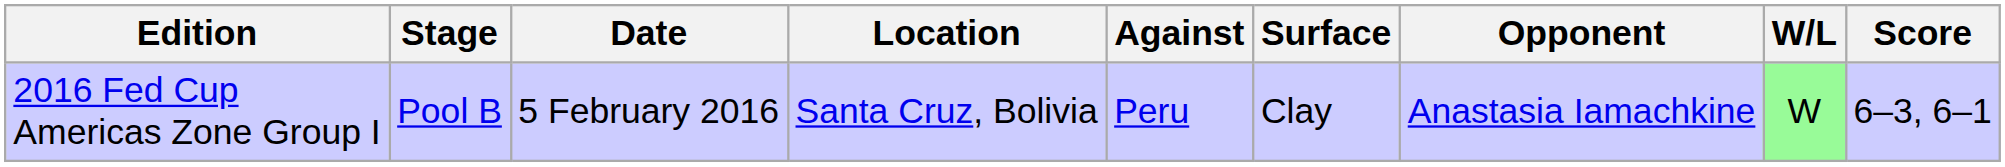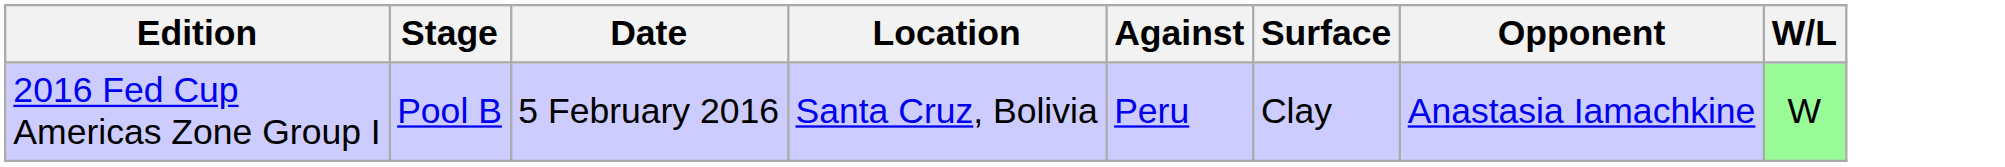- column: (1923, 32)
